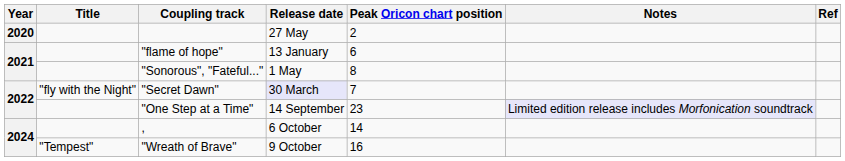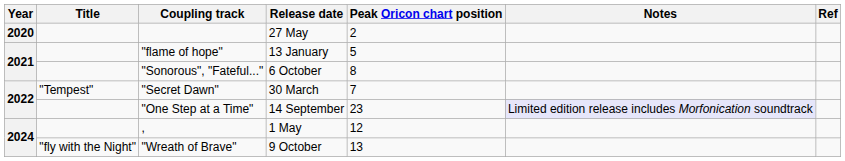(353, 52) 6 -> (353, 52) 5
(285, 71) 1 May -> (295, 71) 6 October
(88, 90) "fly with the Night" -> (66, 90) "Tempest"
(294, 90) lavender background -> (294, 90) no background
(295, 128) 6 October -> (285, 128) 1 May
(356, 128) 14 -> (356, 128) 12
(66, 147) "Tempest" -> (88, 147) "fly with the Night"
(356, 147) 16 -> (356, 147) 13
